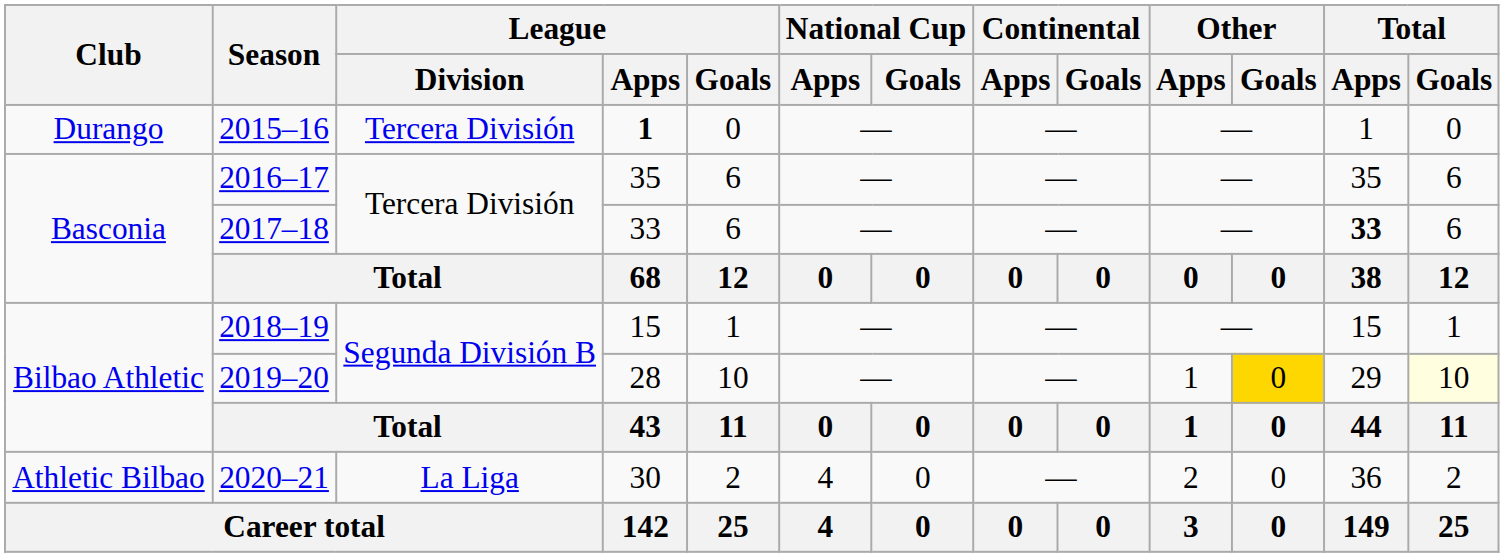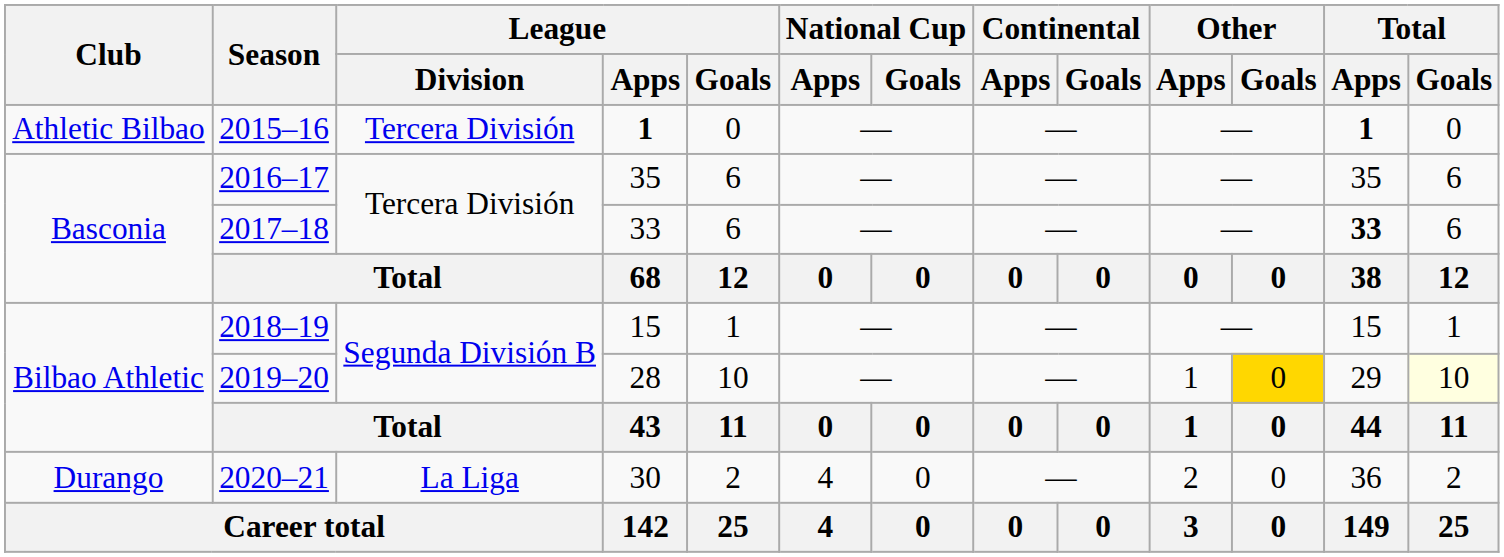(108, 128) Durango -> (108, 128) Athletic Bilbao
(1366, 128) normal -> (1366, 128) bold
(108, 476) Athletic Bilbao -> (108, 476) Durango
